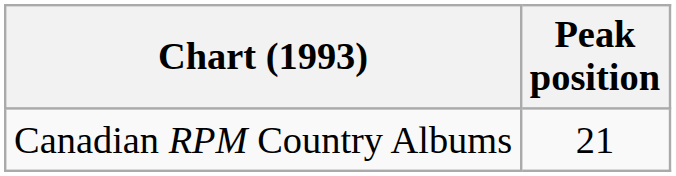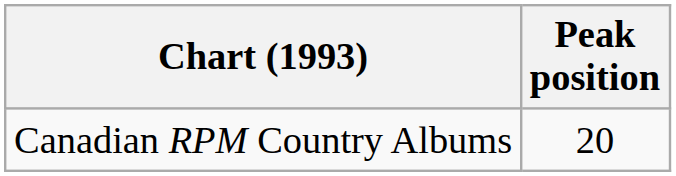(595, 139) 21 -> (595, 139) 20
